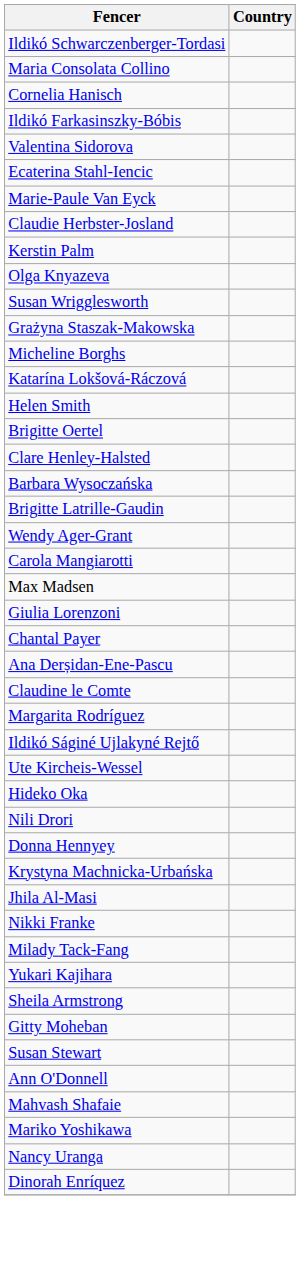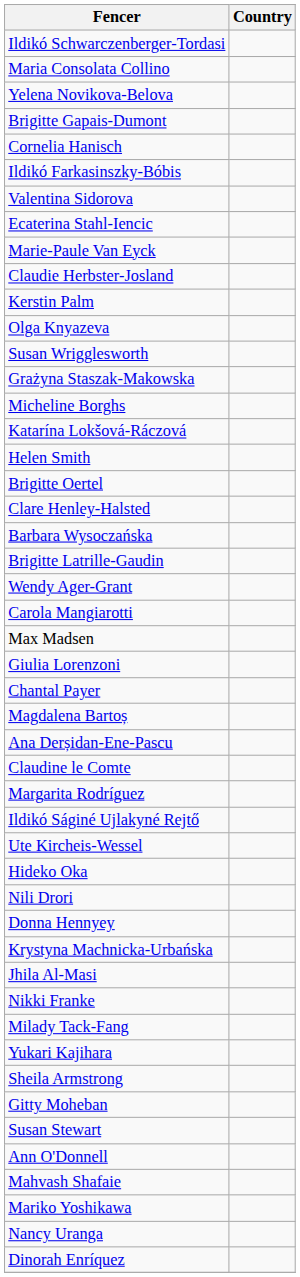+ row: (91, 95)
+ row: (87, 120)
+ row: (68, 716)
